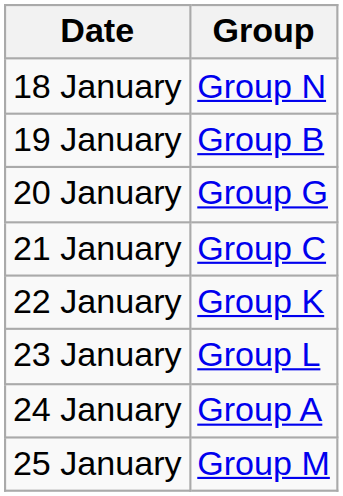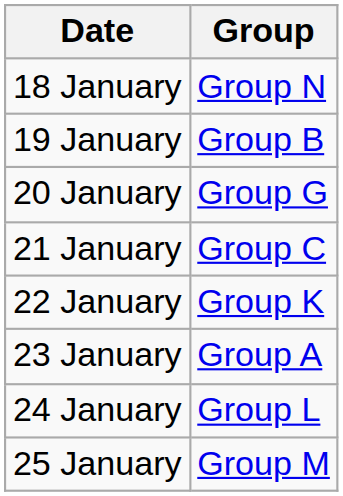(259, 355) Group L -> (260, 355) Group A
(260, 409) Group A -> (259, 409) Group L
